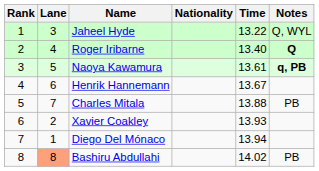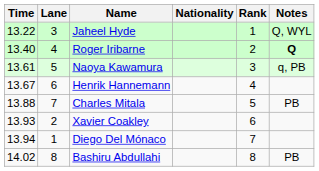columns swapped: (21, 13) <-> (252, 13)
(292, 67) bold -> (292, 67) normal
(53, 157) lightsalmon background -> (54, 157) no background
